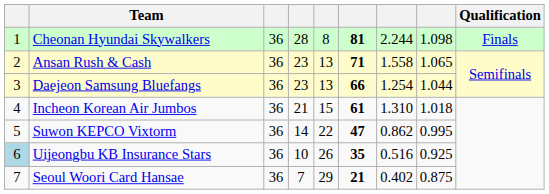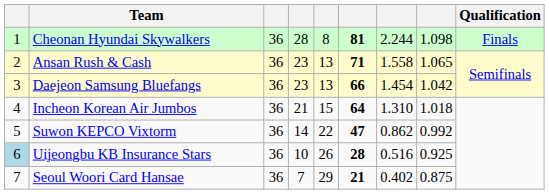(397, 85) 1.254 -> (397, 85) 1.454
(436, 85) 1.044 -> (436, 85) 1.042
(358, 108) 61 -> (358, 108) 64
(436, 131) 0.995 -> (436, 131) 0.992
(358, 154) 35 -> (358, 154) 28
